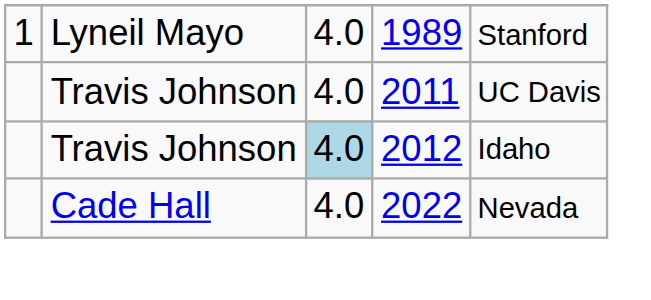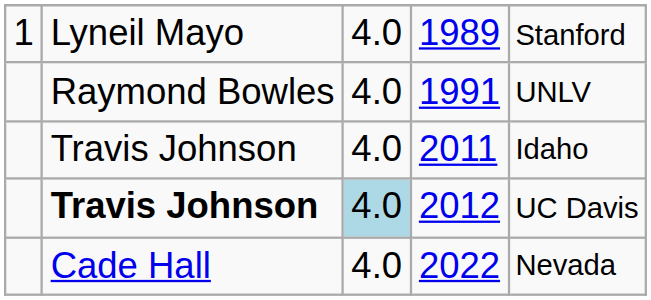+ row: (459, 91)
(539, 92) UC Davis -> (552, 150) Idaho
(174, 149) normal -> (184, 206) bold
(514, 150) Idaho -> (577, 208) UC Davis
